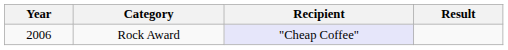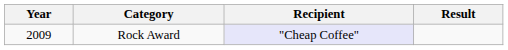(39, 34) 2006 -> (39, 34) 2009
